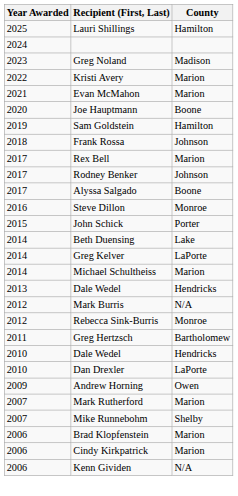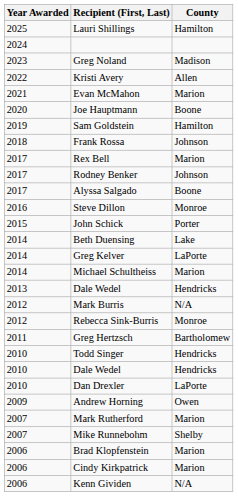(190, 77) Marion -> (186, 77) Allen
+ row: (17, 353)
